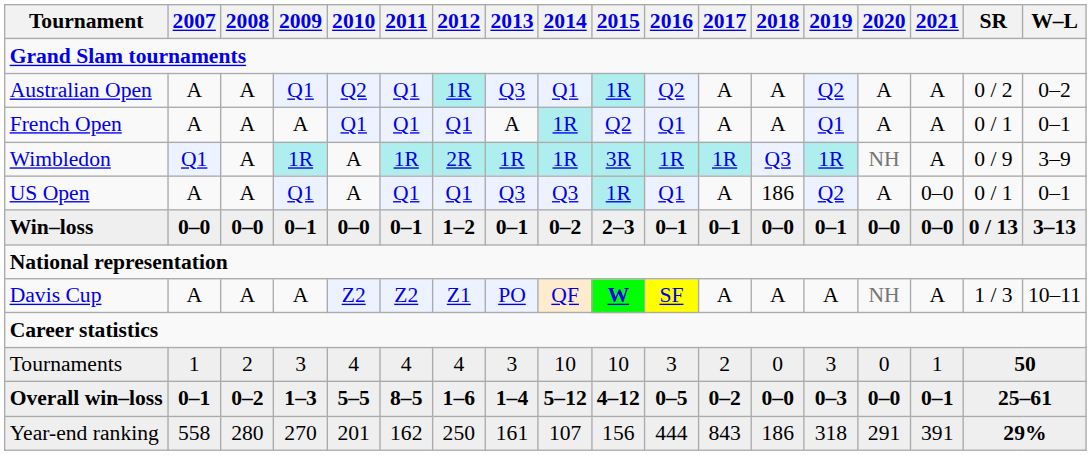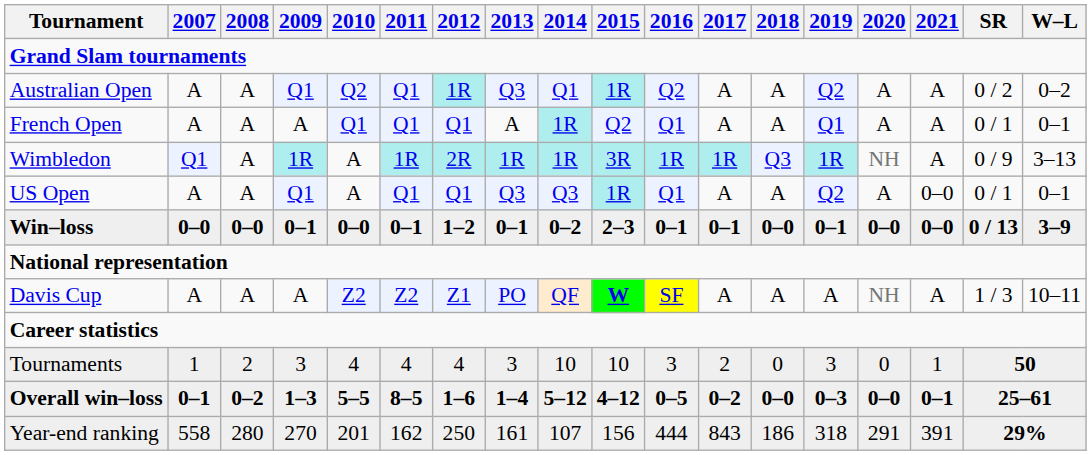(1055, 158) 3–9 -> (1055, 158) 3–13
(778, 192) 186 -> (778, 192) A
(1055, 227) 3–13 -> (1055, 227) 3–9
